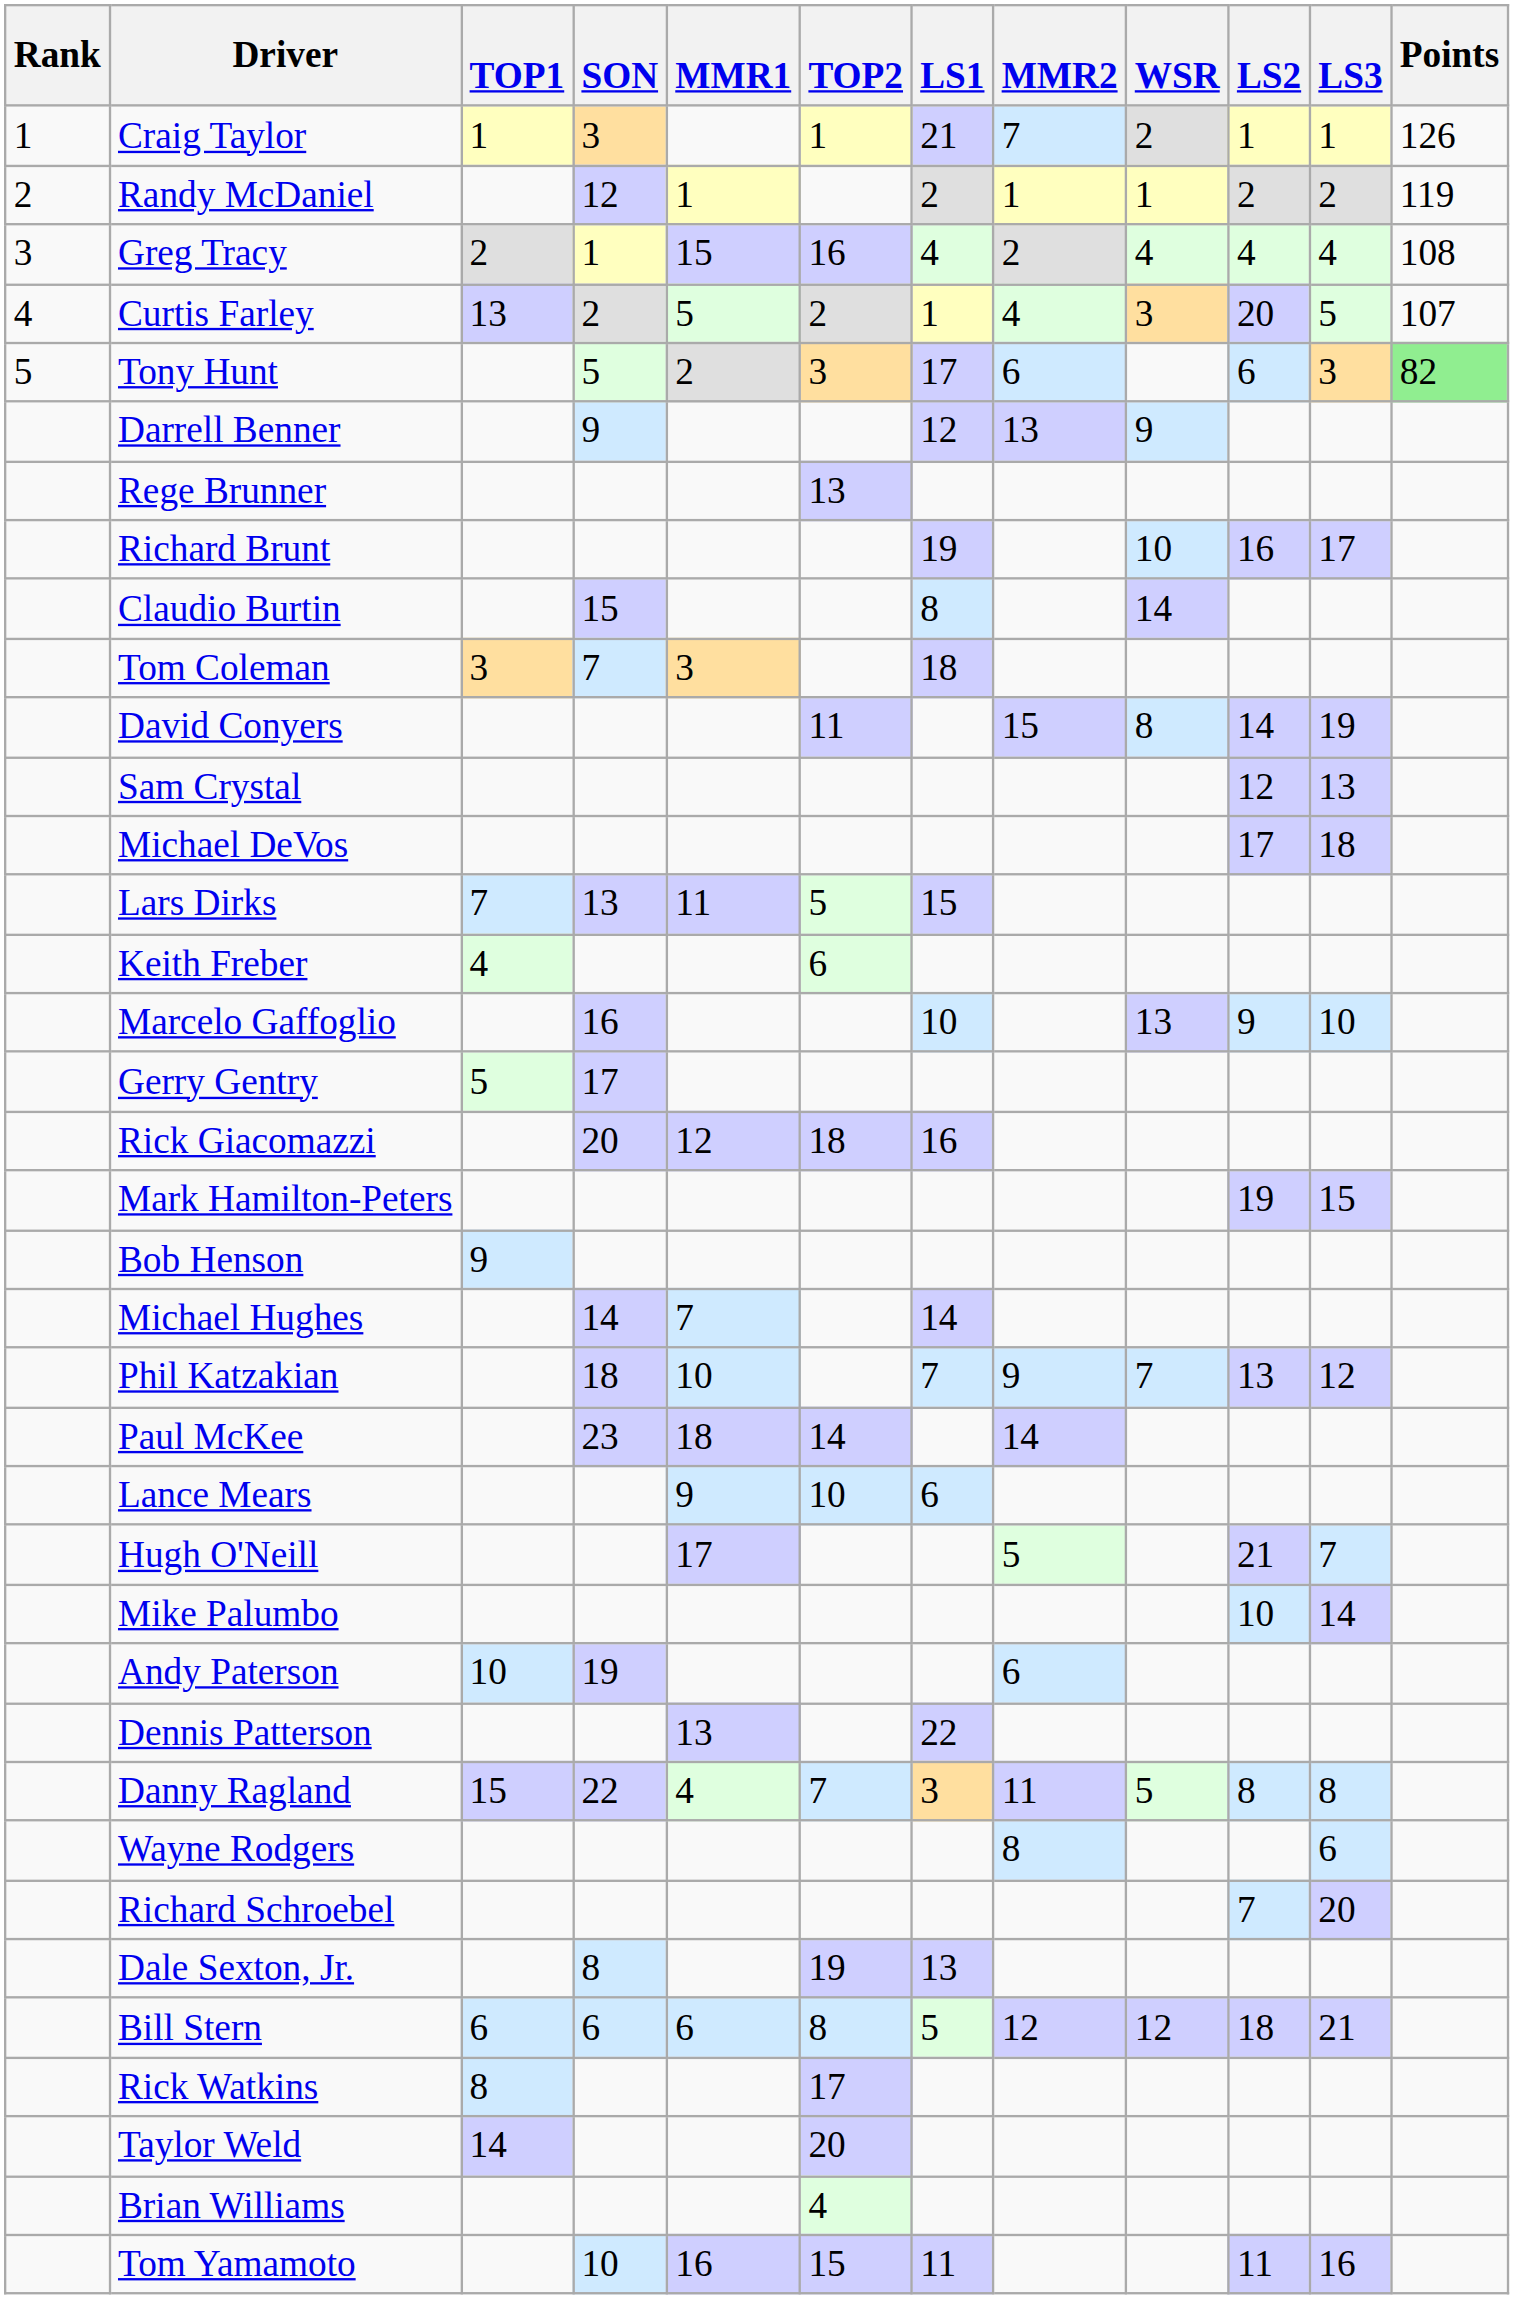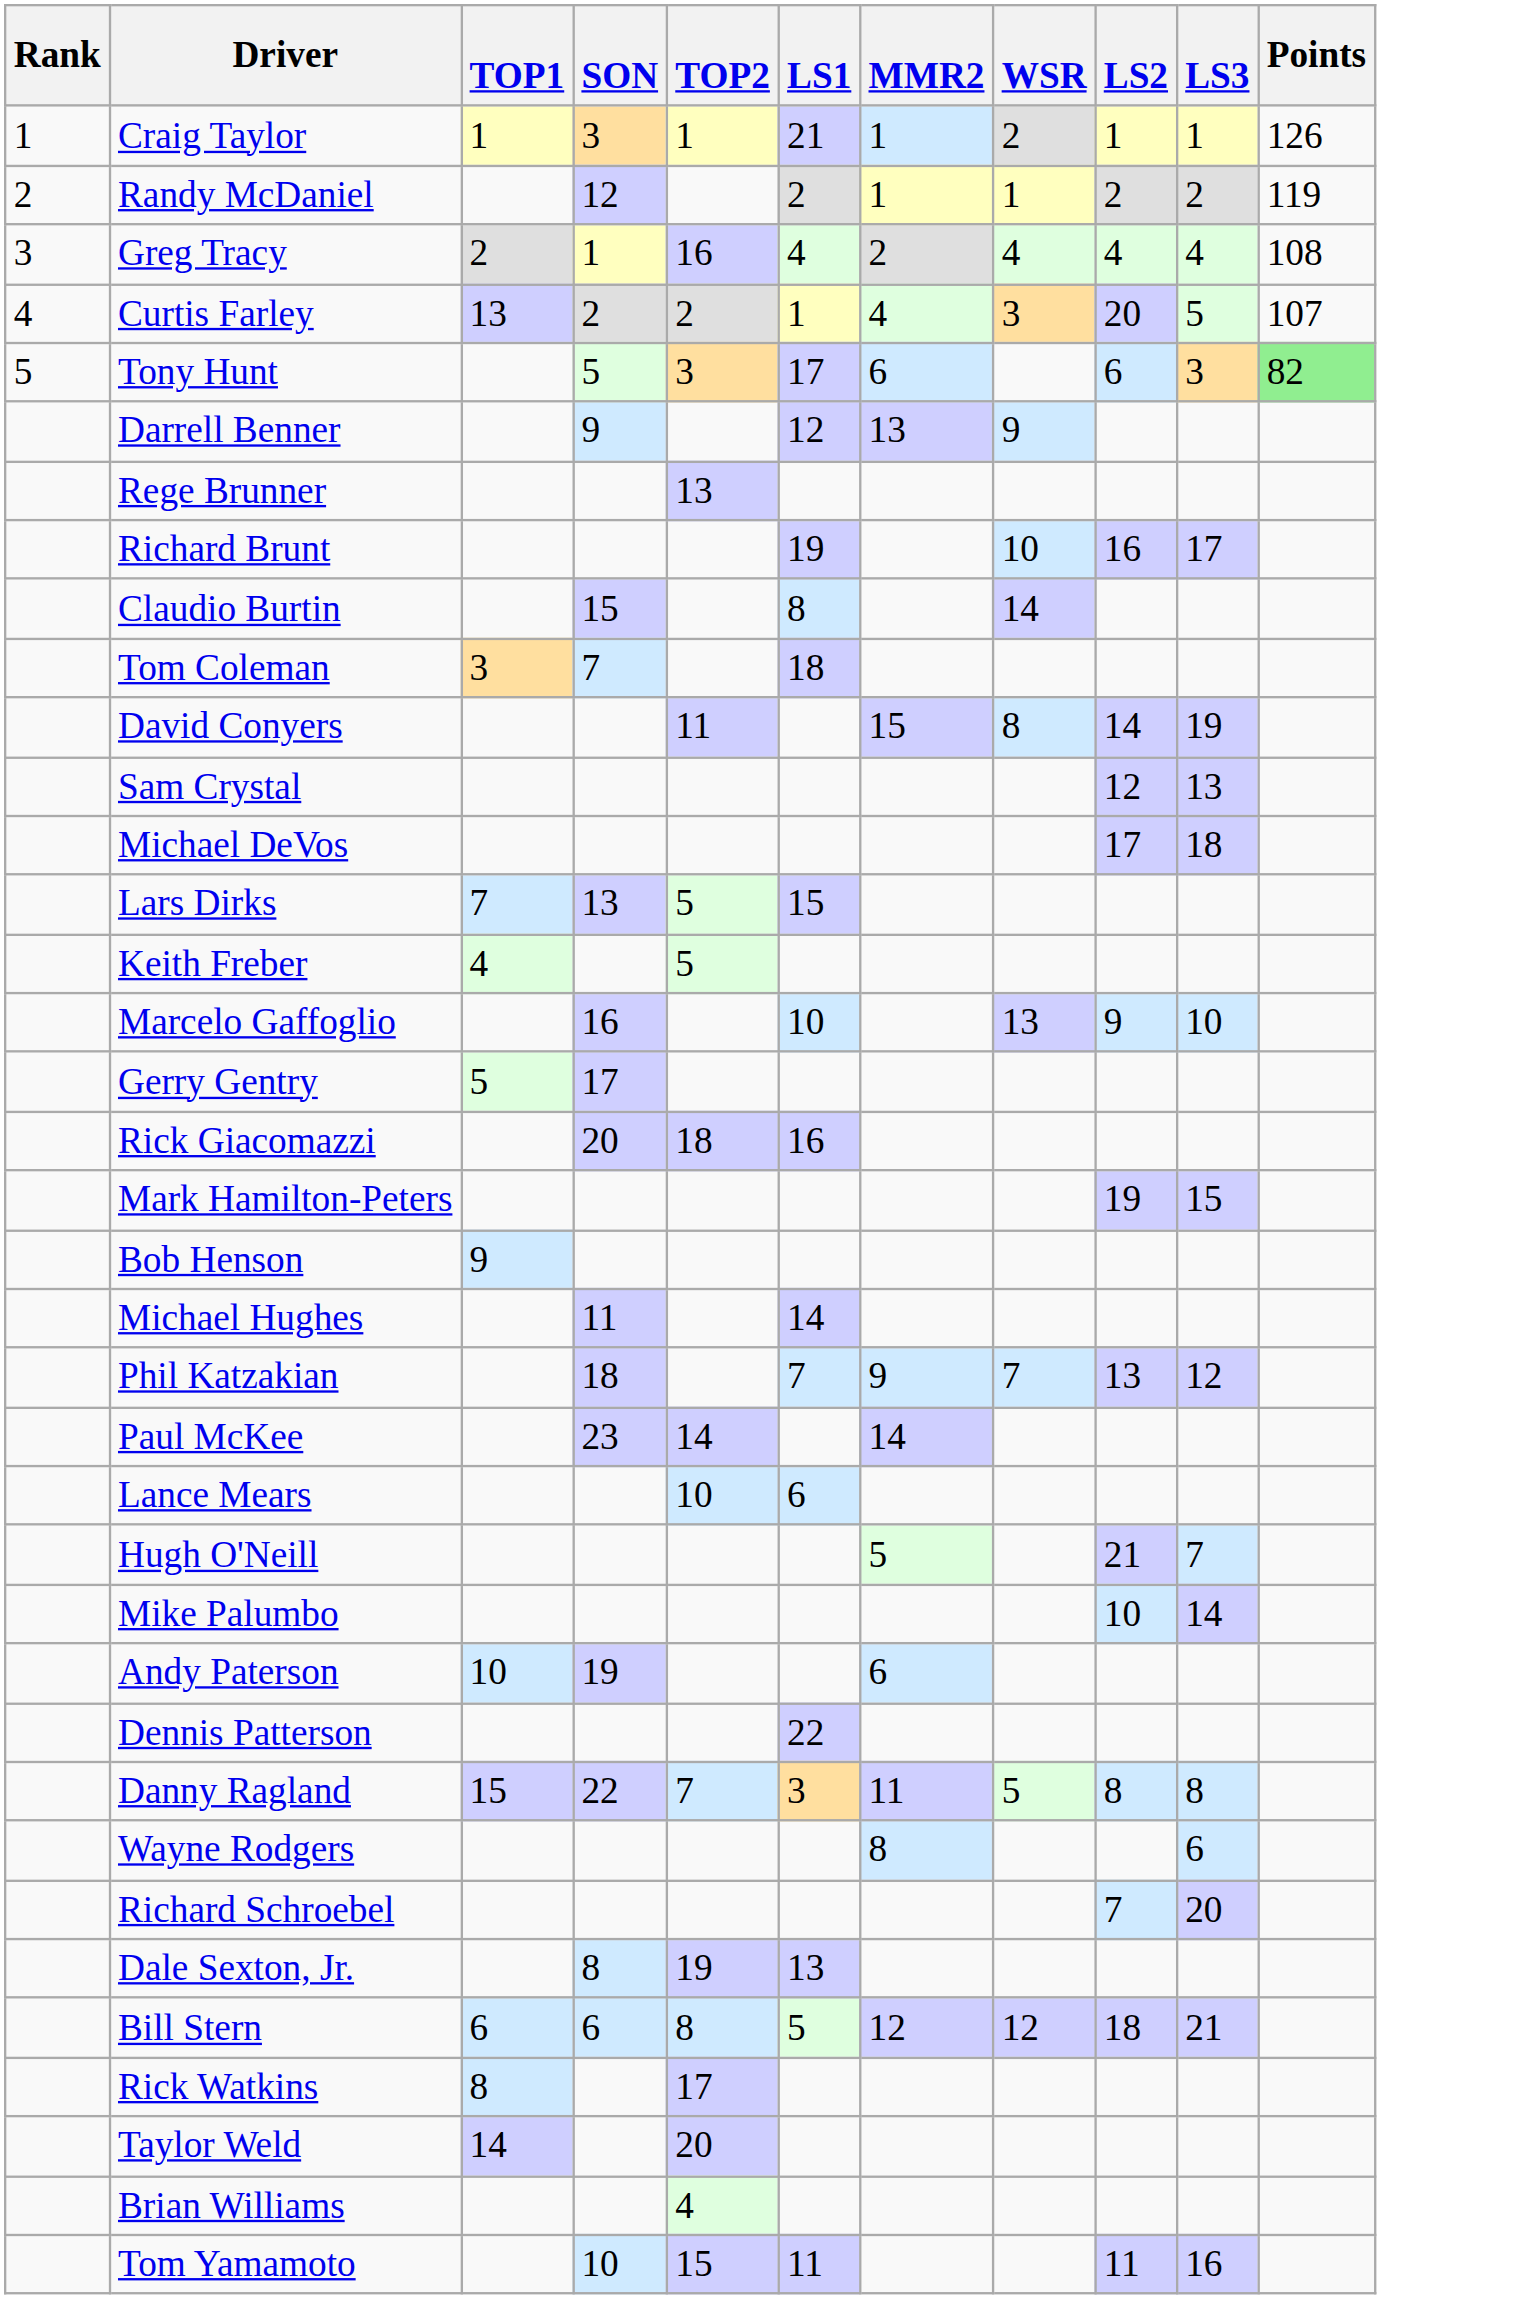- column: (733, 76)
(1011, 135) 7 -> (878, 135) 1
(818, 962) 6 -> (685, 962) 5
(600, 1317) 14 -> (599, 1317) 11
